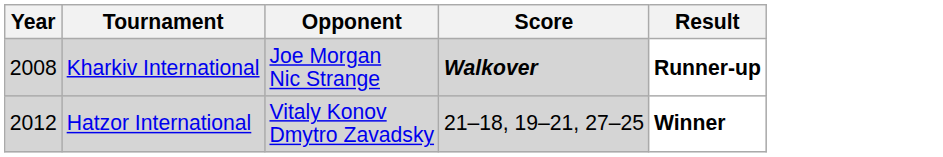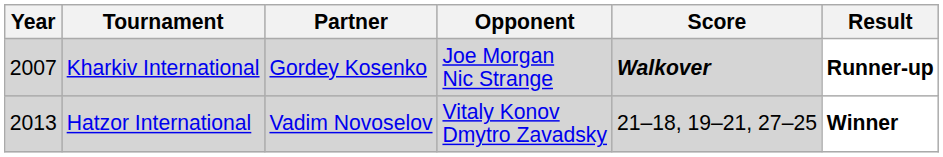+ column: (351, 22)
(33, 67) 2008 -> (33, 67) 2007
(33, 124) 2012 -> (33, 124) 2013
